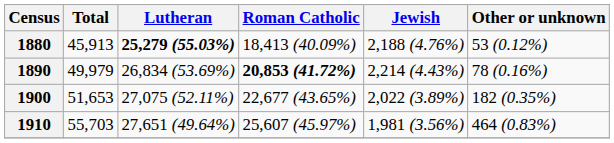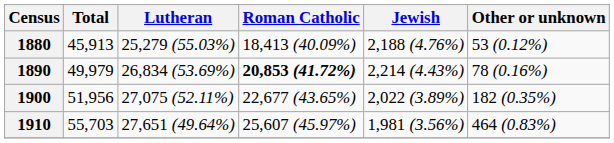(178, 44) bold -> (178, 44) normal
(91, 97) 51,653 -> (91, 97) 51,956
